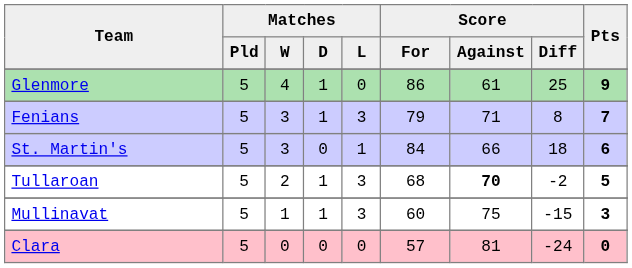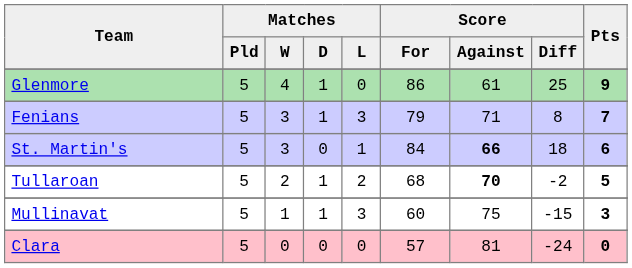(491, 150) normal -> (491, 150) bold
(362, 182) 3 -> (362, 182) 2
